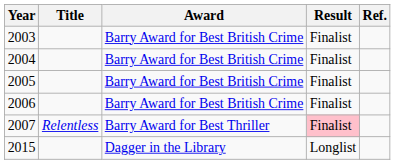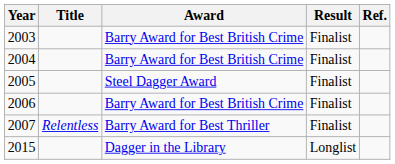- row: (22, 81)
+ row: (22, 81)
(331, 125) pink background -> (331, 125) no background
